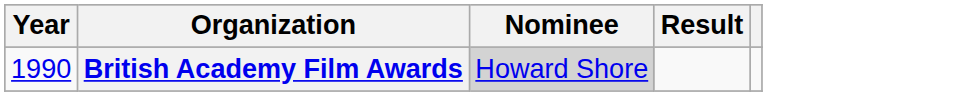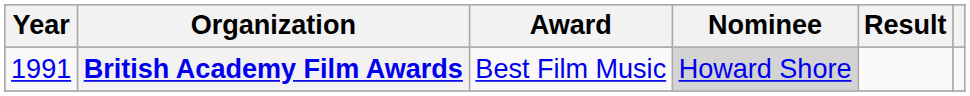+ column: (571, 25)
(41, 68) 1990 -> (41, 68) 1991
